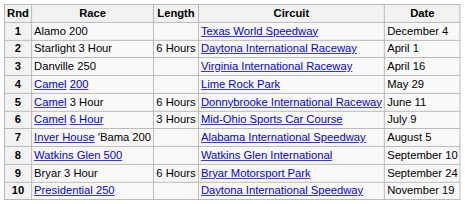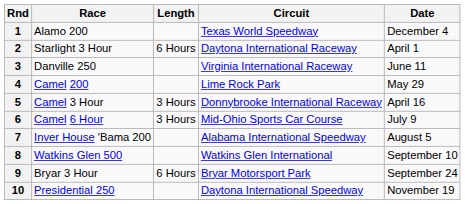(406, 67) April 16 -> (407, 67) June 11
(176, 102) 6 Hours -> (176, 102) 3 Hours
(407, 102) June 11 -> (406, 102) April 16
